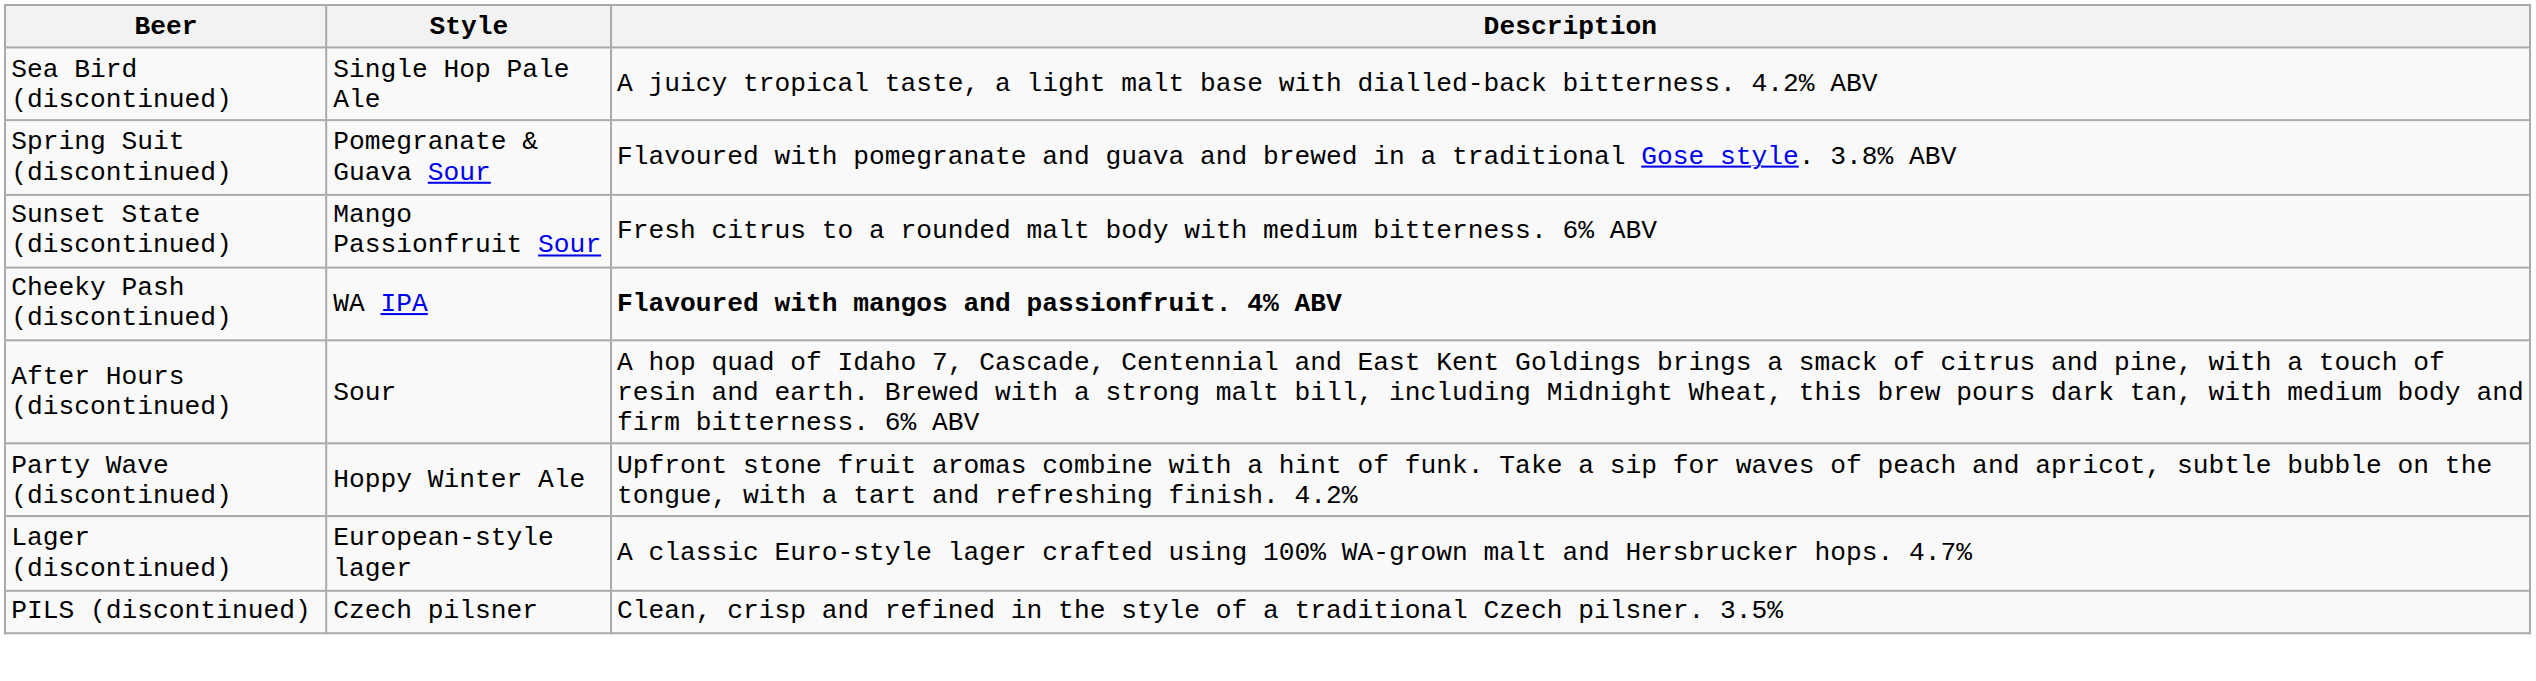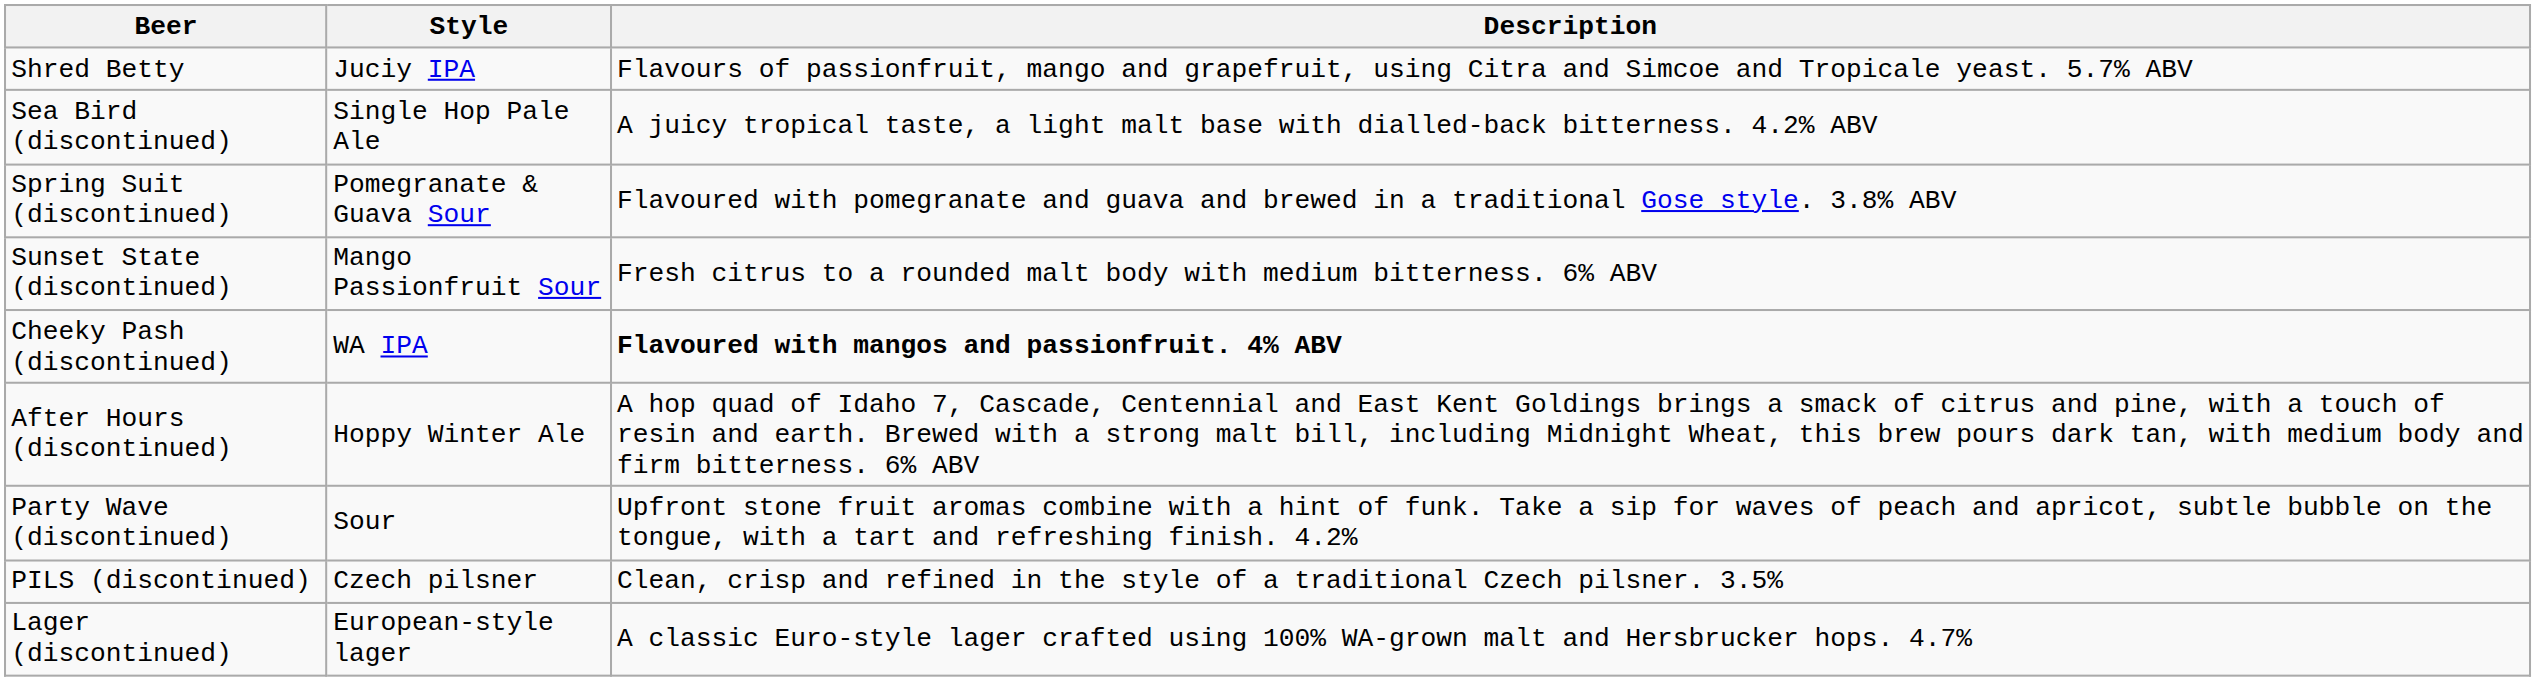+ row: (98, 69)
(365, 392) Sour -> (459, 435) Hoppy Winter Ale
(459, 480) Hoppy Winter Ale -> (365, 523) Sour
rows swapped: (122, 553) <-> (161, 611)
